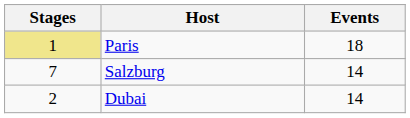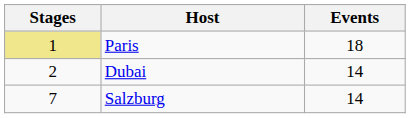rows swapped: (126, 98) <-> (135, 71)
